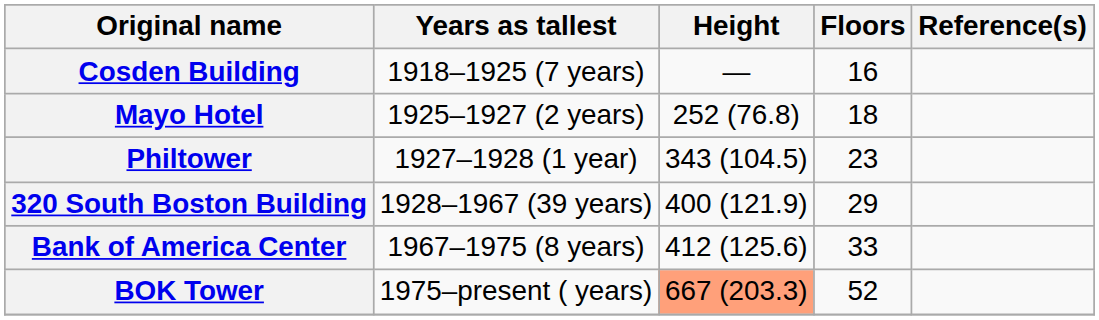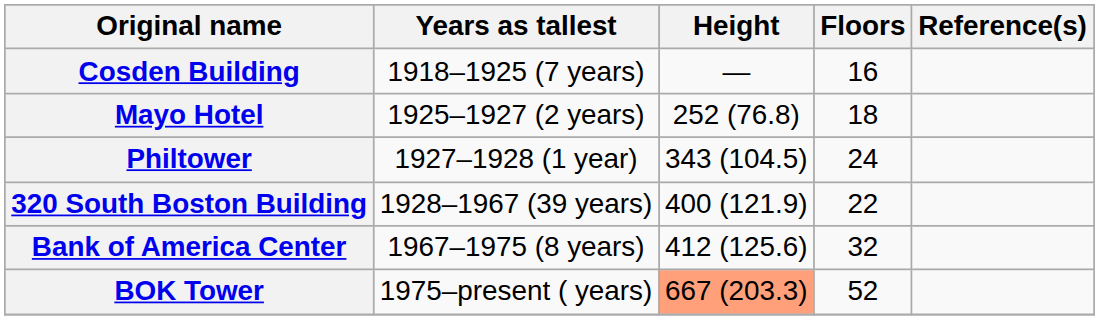(863, 159) 23 -> (863, 159) 24
(863, 203) 29 -> (863, 203) 22
(863, 247) 33 -> (863, 247) 32
